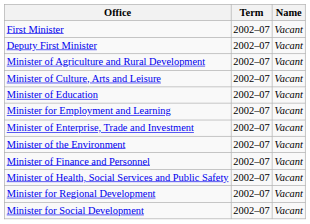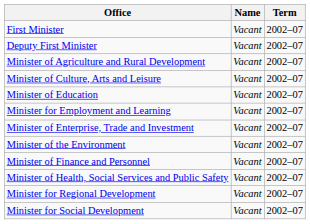columns swapped: (289, 12) <-> (252, 12)
